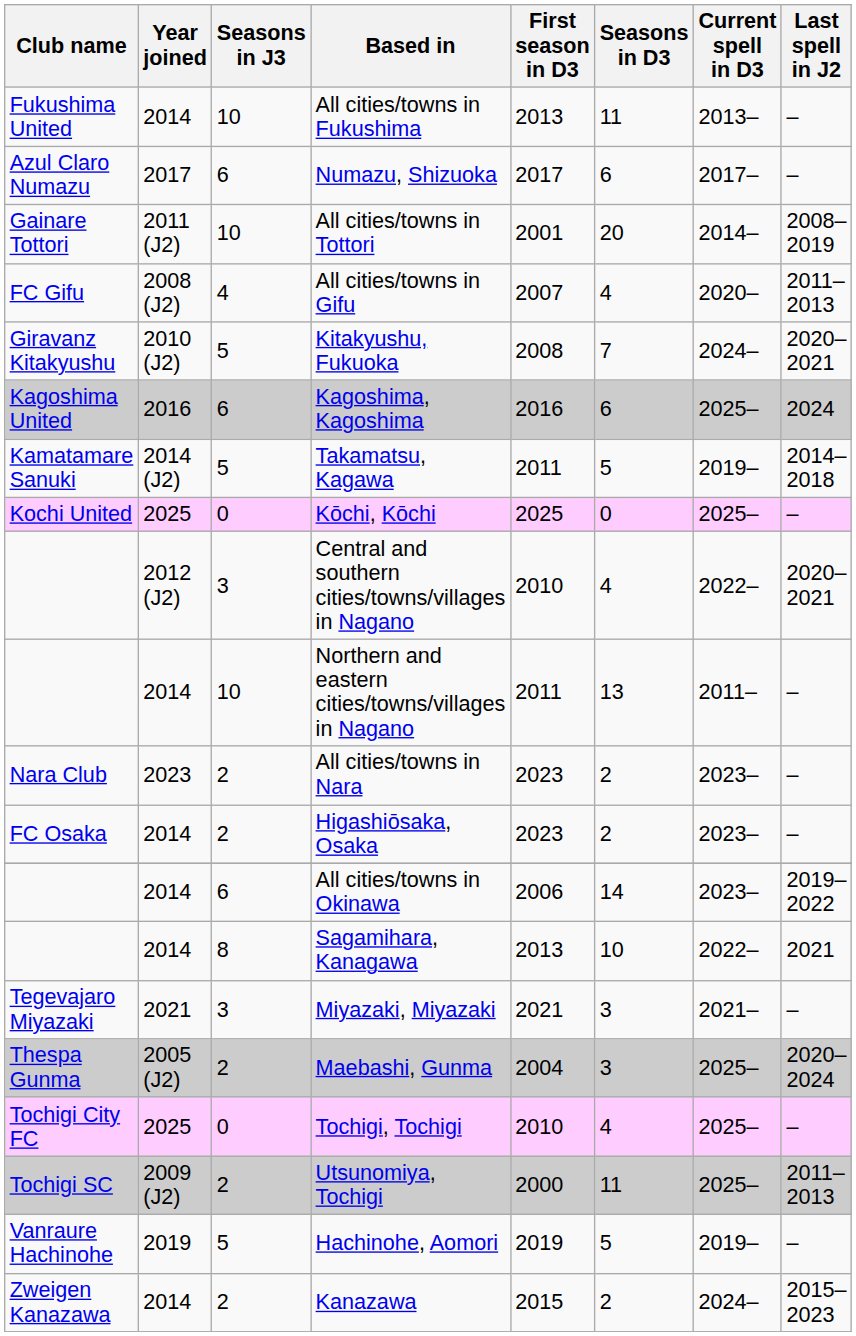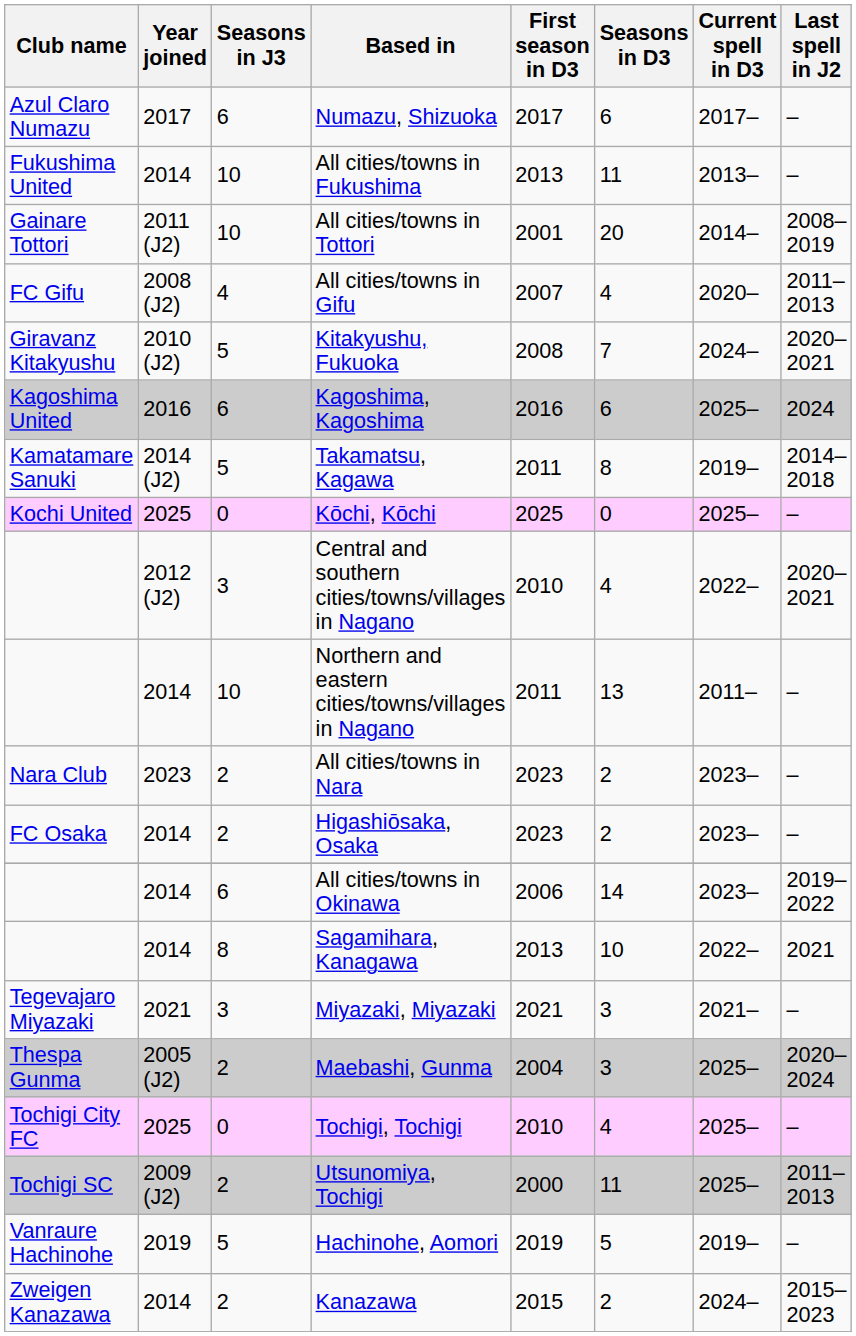rows swapped: (406, 175) <-> (398, 116)
(606, 467) 5 -> (606, 467) 8
